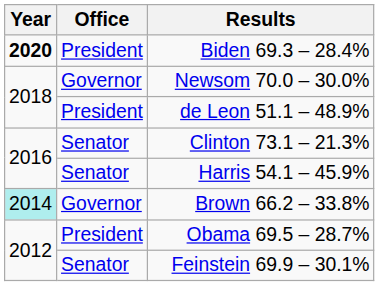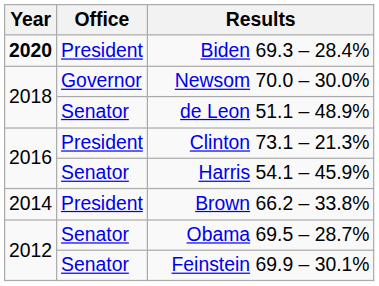(102, 111) President -> (95, 111) Senator
(95, 142) Senator -> (102, 142) President
(31, 204) paleturquoise background -> (31, 204) no background
(101, 204) Governor -> (102, 204) President
(102, 234) President -> (95, 234) Senator
